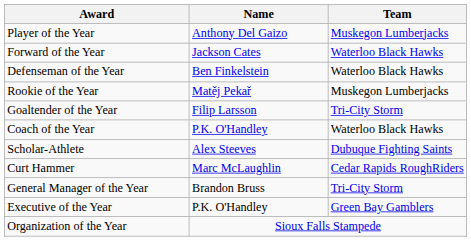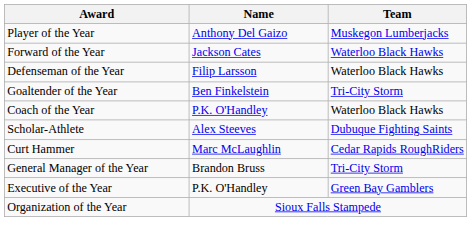(230, 71) Ben Finkelstein -> (224, 71) Filip Larsson
- row: (53, 91)
(224, 110) Filip Larsson -> (230, 91) Ben Finkelstein
